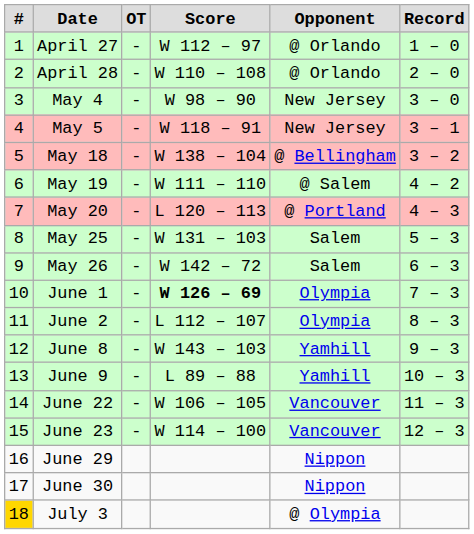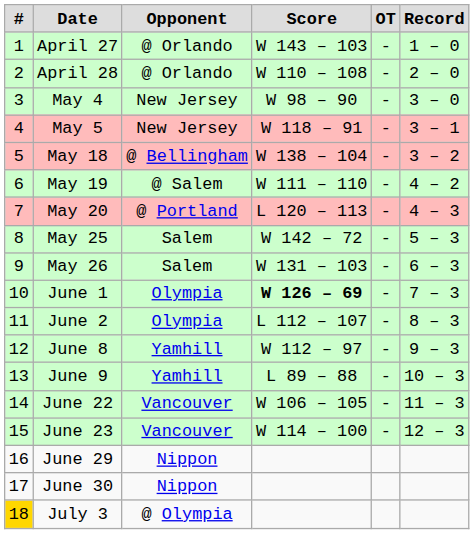columns swapped: (335, 18) <-> (136, 18)
(210, 46) W 112 – 97 -> (312, 46) W 143 – 103
(210, 239) W 131 – 103 -> (312, 239) W 142 – 72
(210, 266) W 142 – 72 -> (312, 266) W 131 – 103
(210, 349) W 143 – 103 -> (312, 349) W 112 – 97
